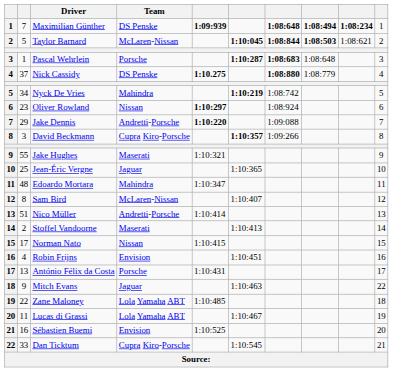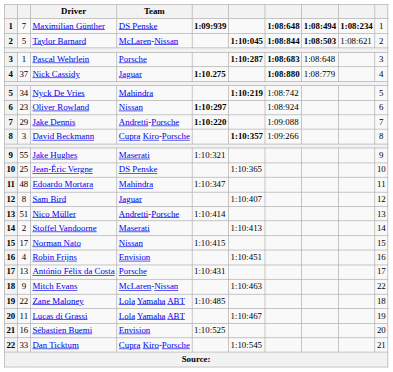(138, 73) DS Penske -> (130, 73) Jaguar
(130, 169) Jaguar -> (138, 169) DS Penske
(149, 198) McLaren-Nissan -> (130, 198) Jaguar
(130, 286) Jaguar -> (149, 286) McLaren-Nissan
